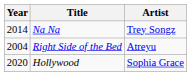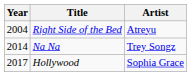rows swapped: (77, 46) <-> (46, 29)
(17, 63) 2020 -> (17, 63) 2017
